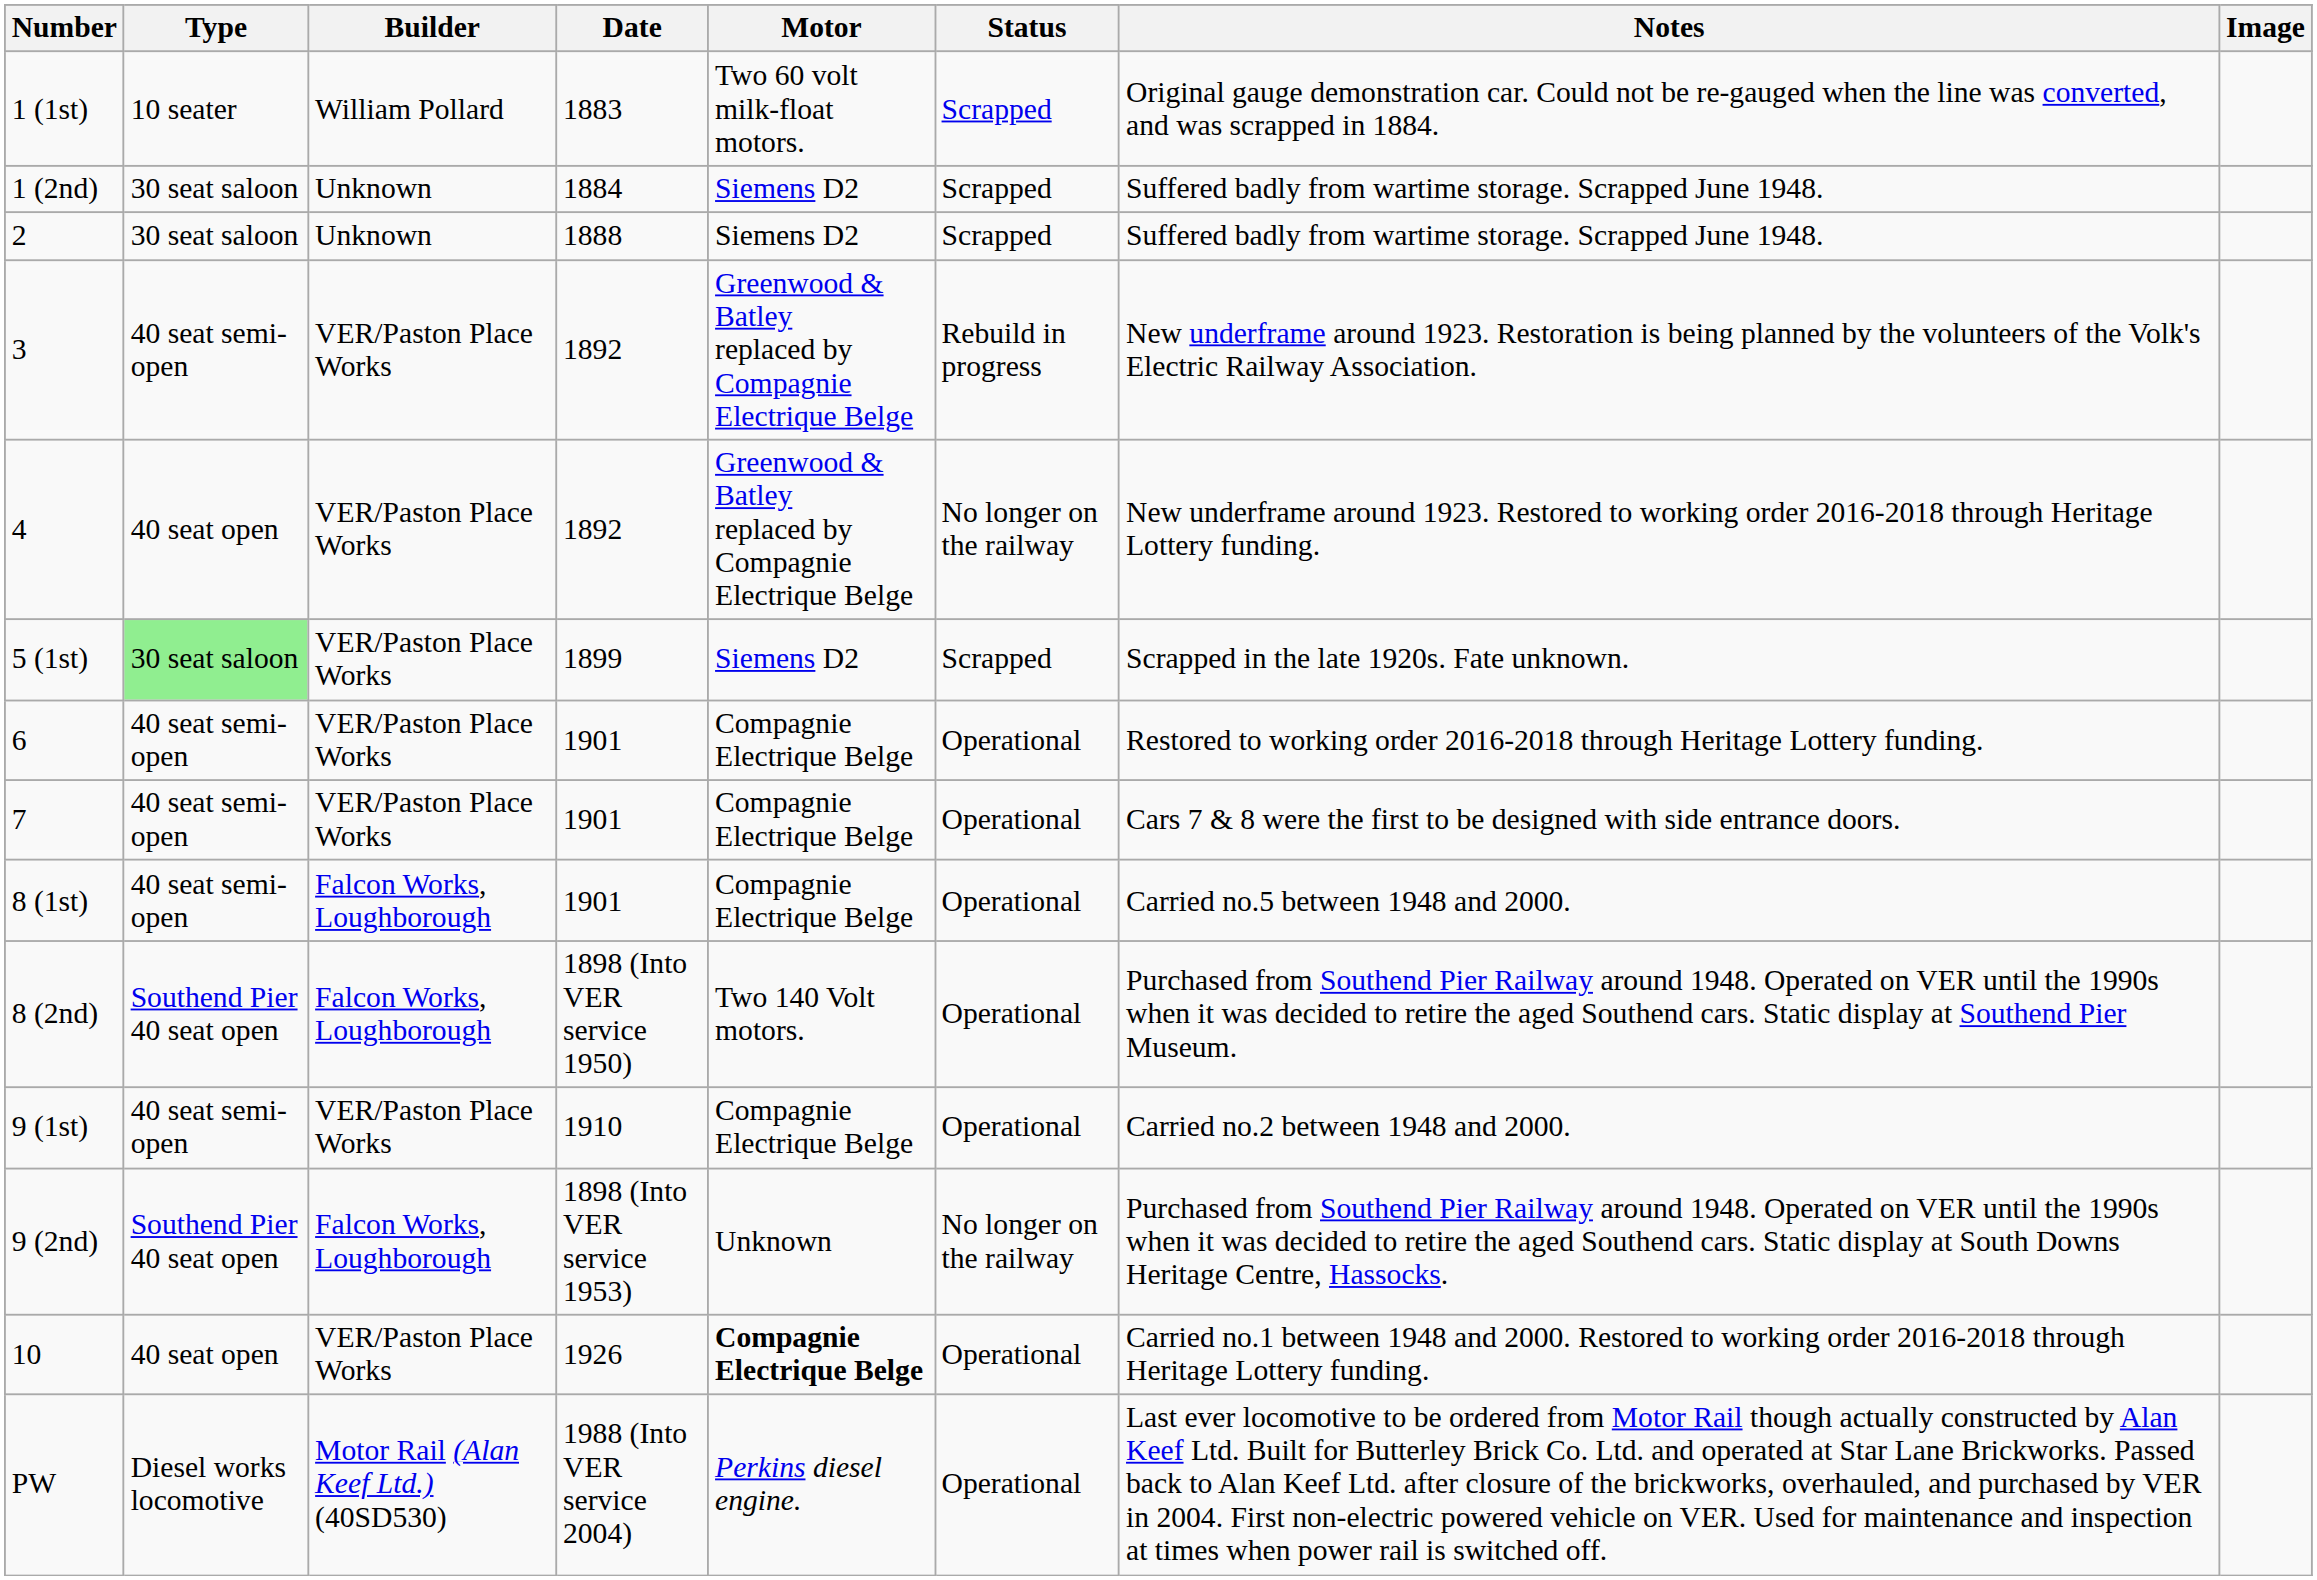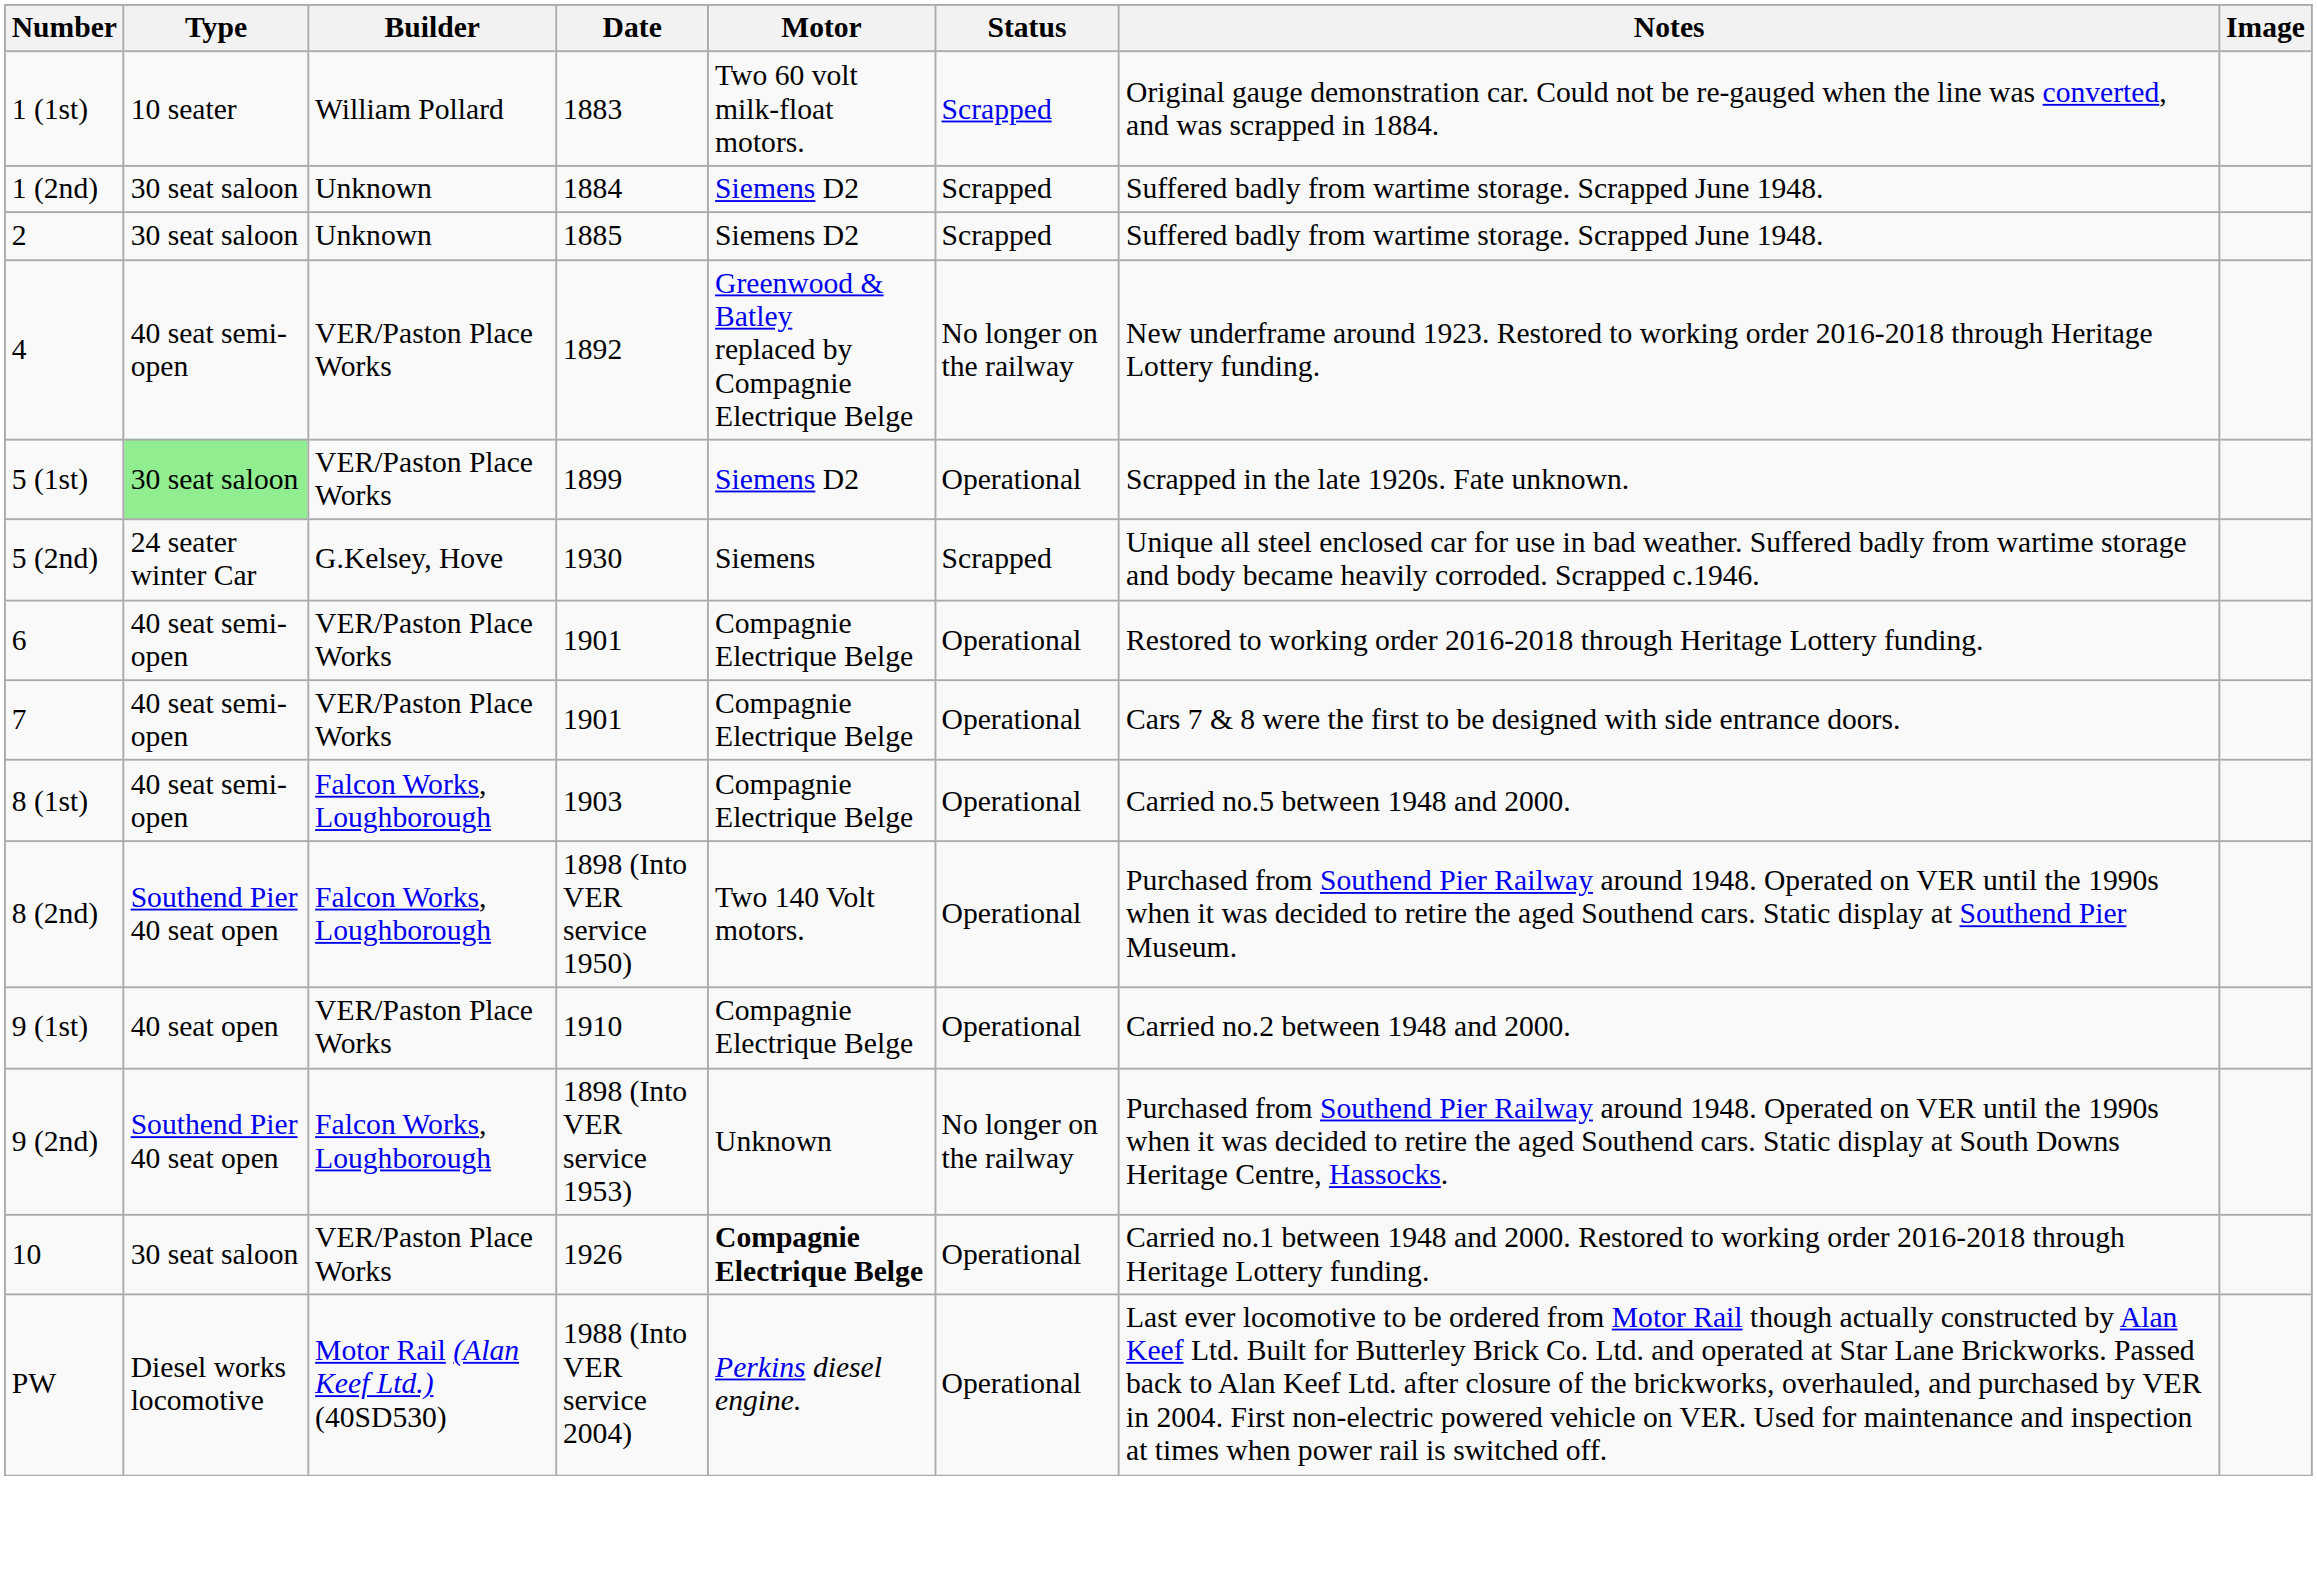(593, 235) 1888 -> (593, 235) 1885
- row: (19, 348)
(205, 529) 40 seat open -> (209, 348) 40 seat semi-open
(997, 659) Scrapped -> (1011, 479) Operational
+ row: (55, 559)
(593, 900) 1901 -> (593, 800) 1903
(209, 1127) 40 seat semi-open -> (205, 1027) 40 seat open
(205, 1354) 40 seat open -> (214, 1254) 30 seat saloon
